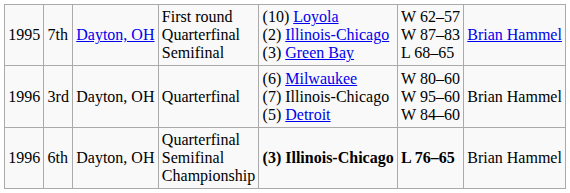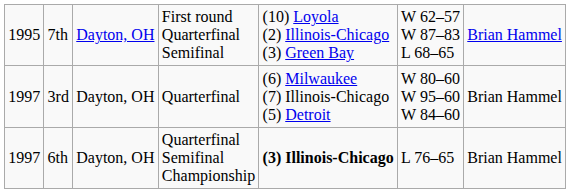(24, 96) 1996 -> (24, 96) 1997
(24, 157) 1996 -> (24, 157) 1997
(428, 157) bold -> (428, 157) normal
